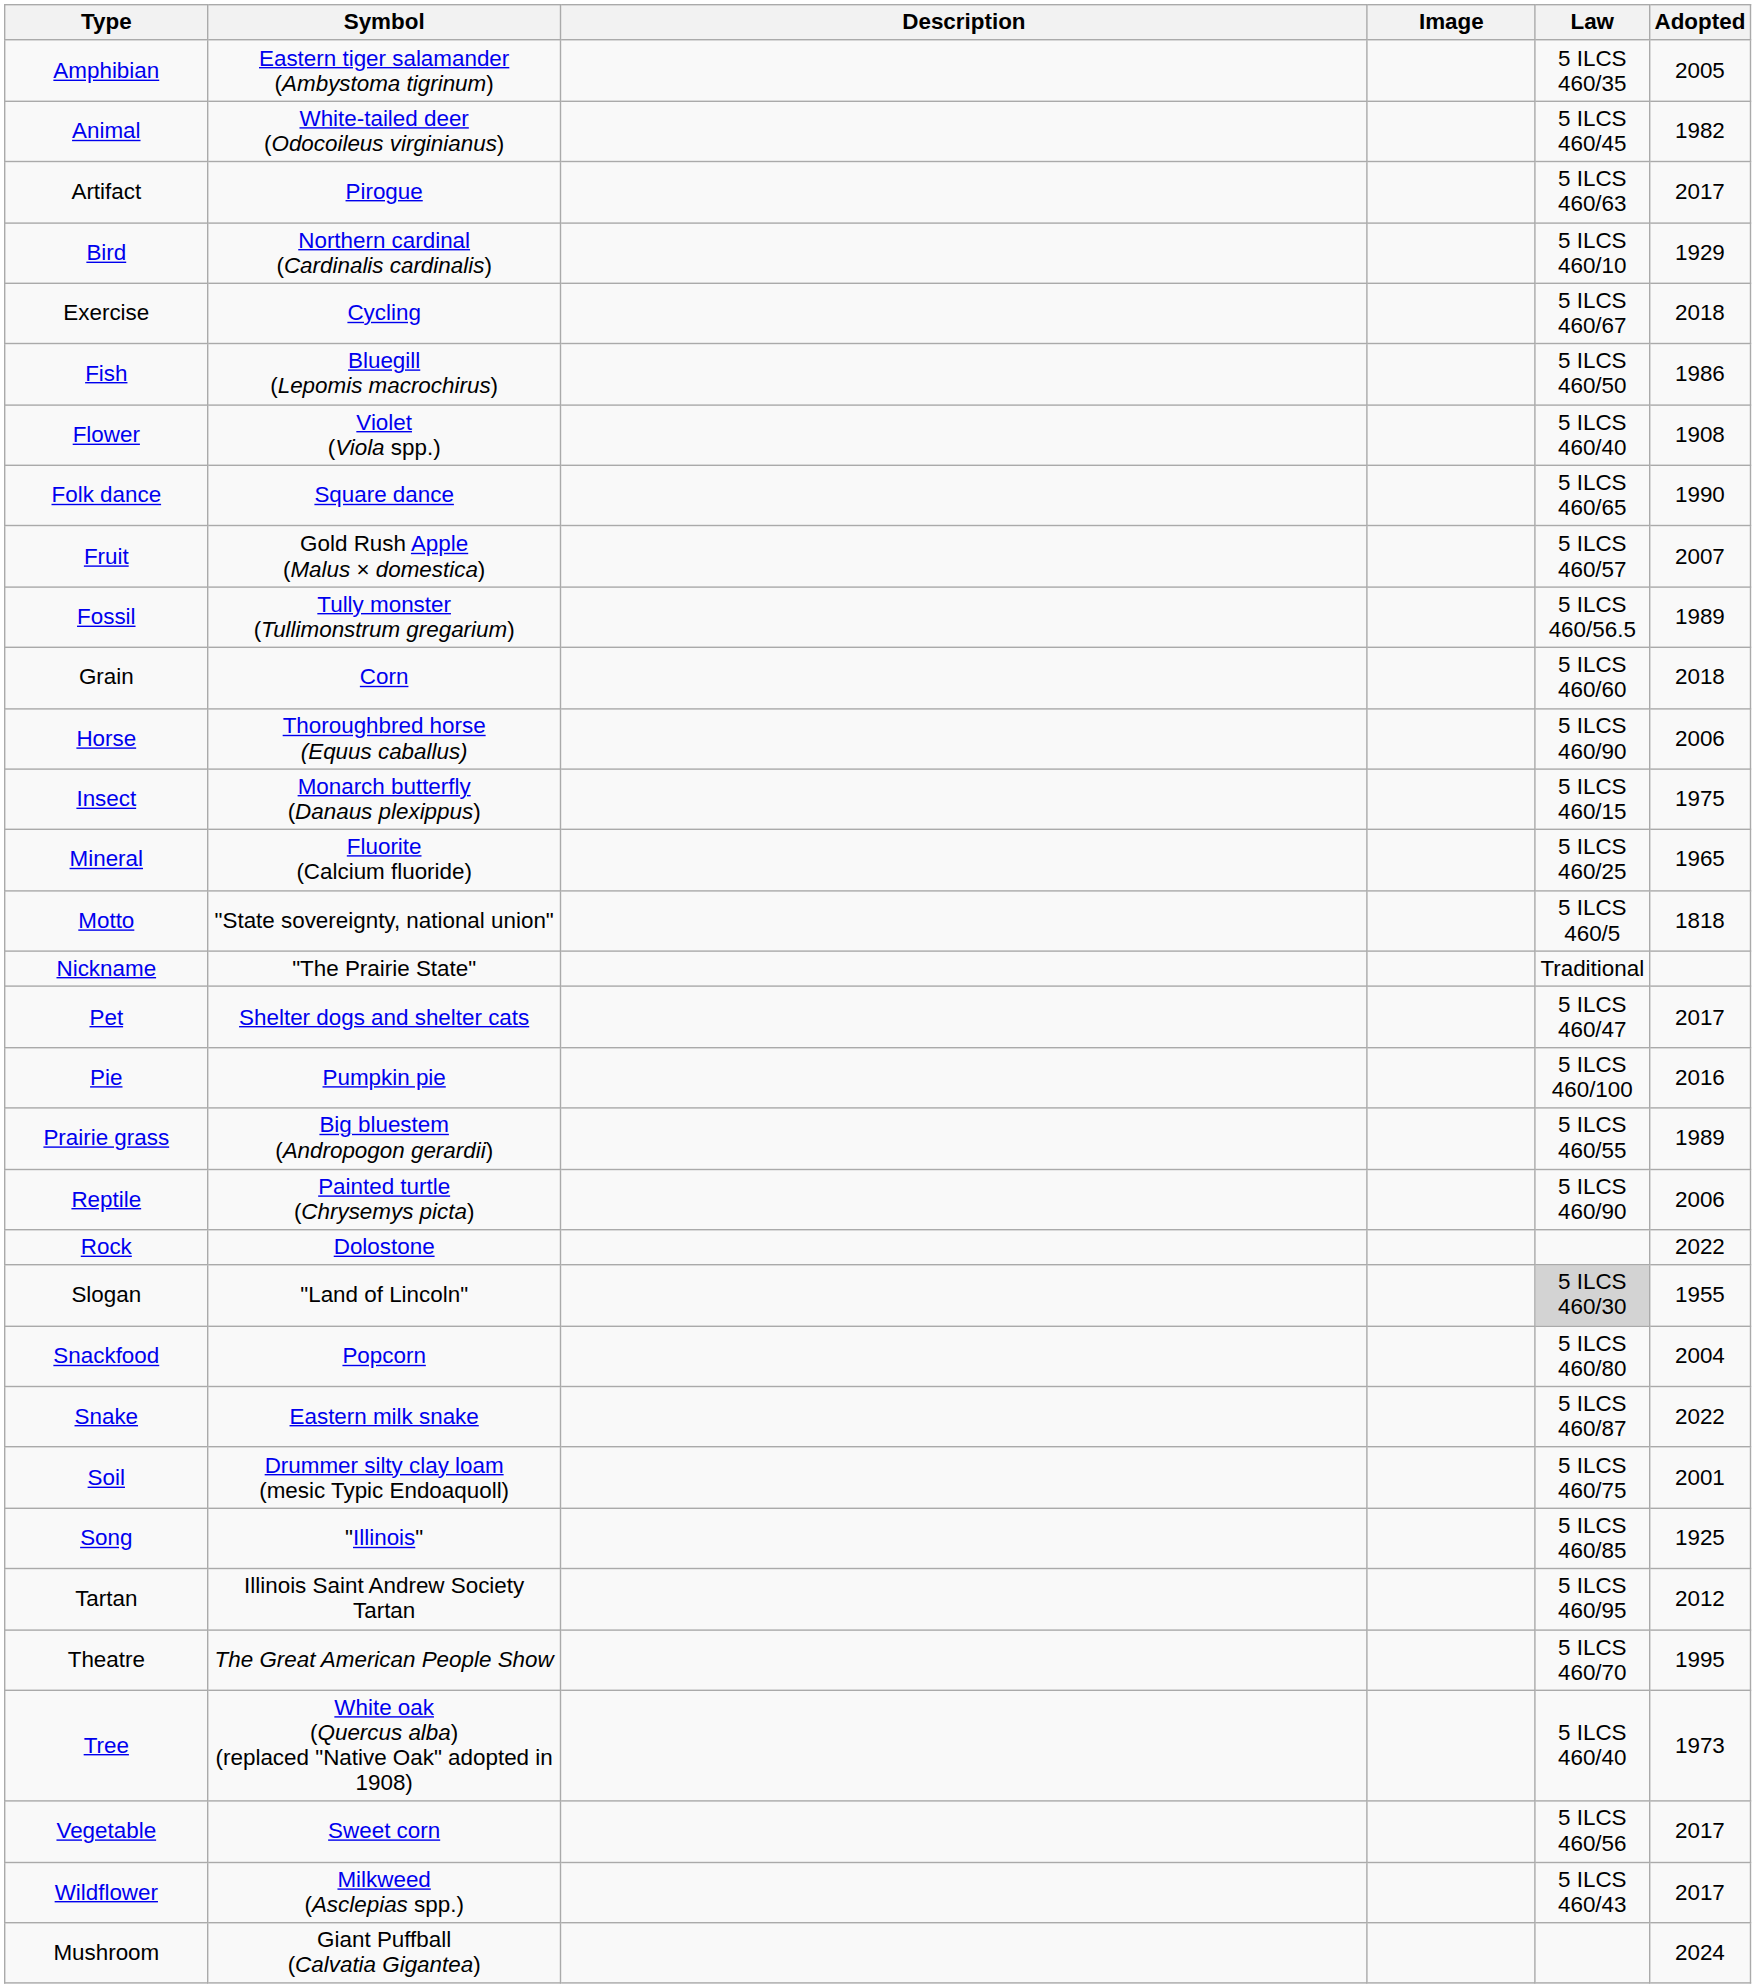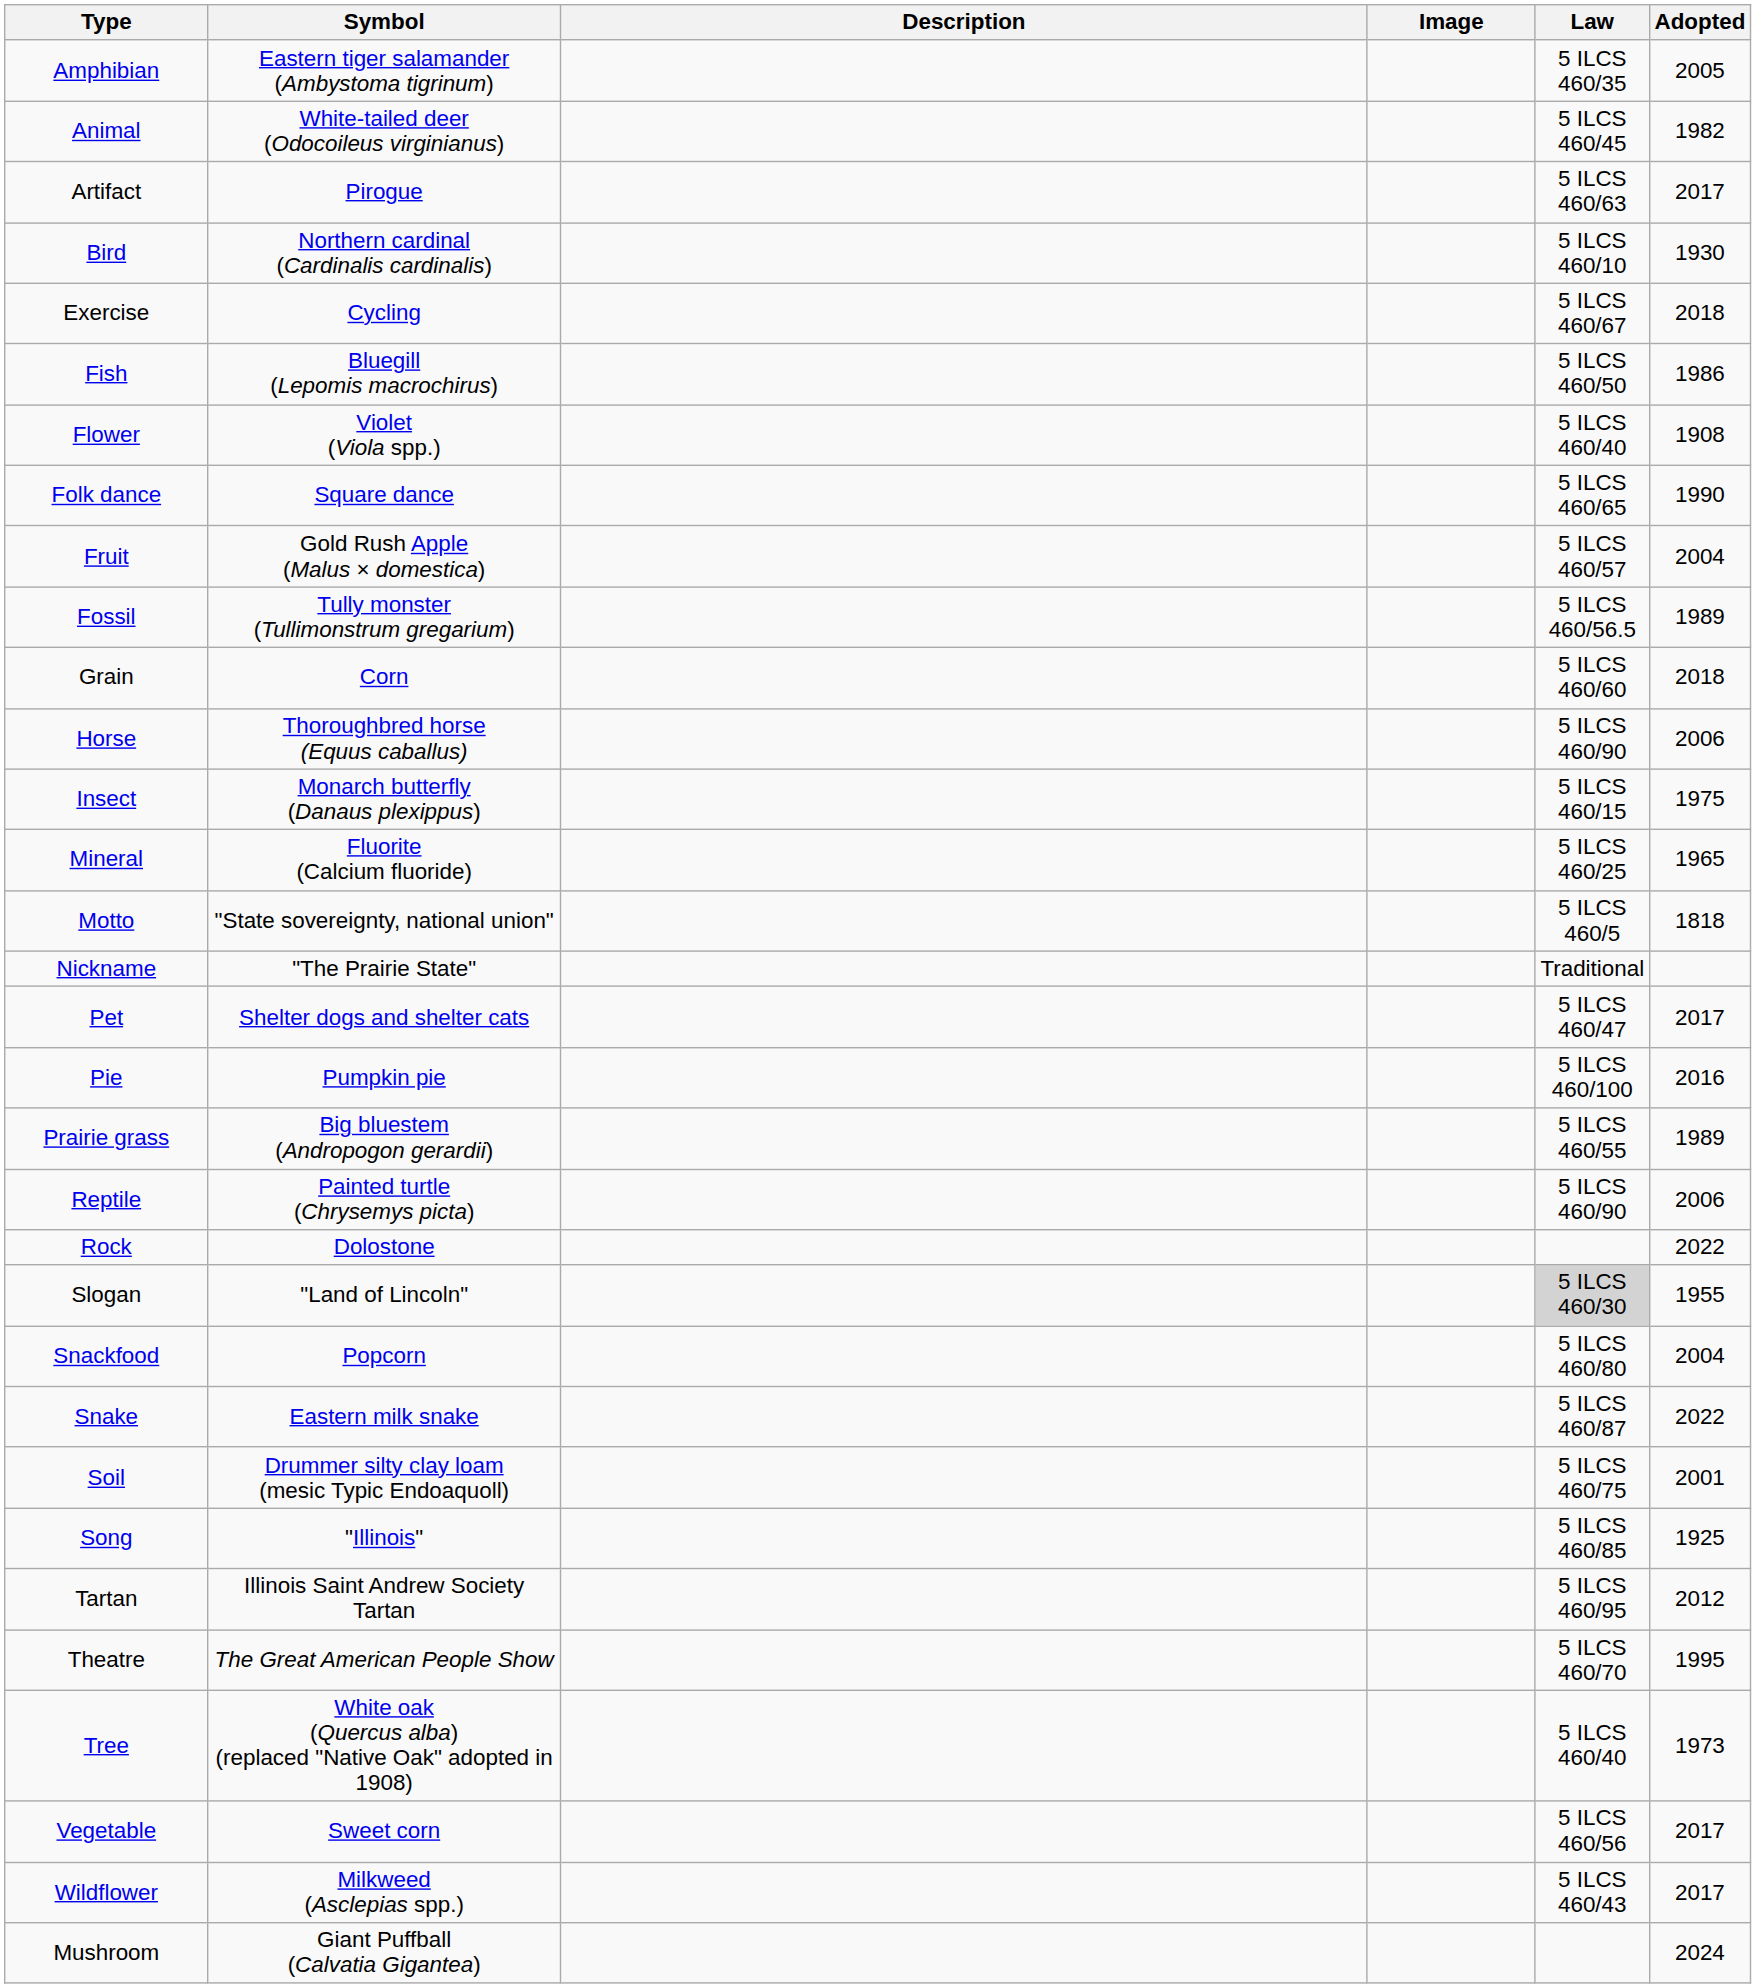(1700, 252) 1929 -> (1700, 252) 1930
(1700, 556) 2007 -> (1700, 556) 2004
